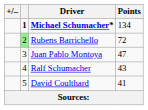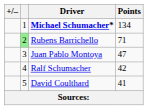(24, 25) bold -> (24, 25) normal
(122, 39) 72 -> (122, 39) 71
(122, 68) 43 -> (122, 68) 42
